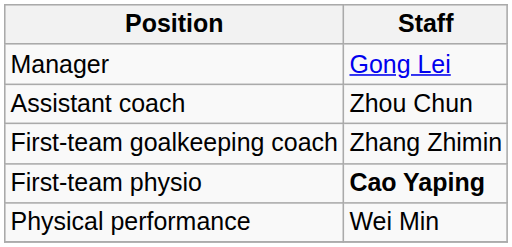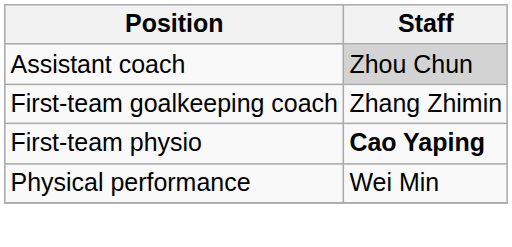- row: (60, 63)
(411, 103) no background -> (411, 63) lightgrey background
